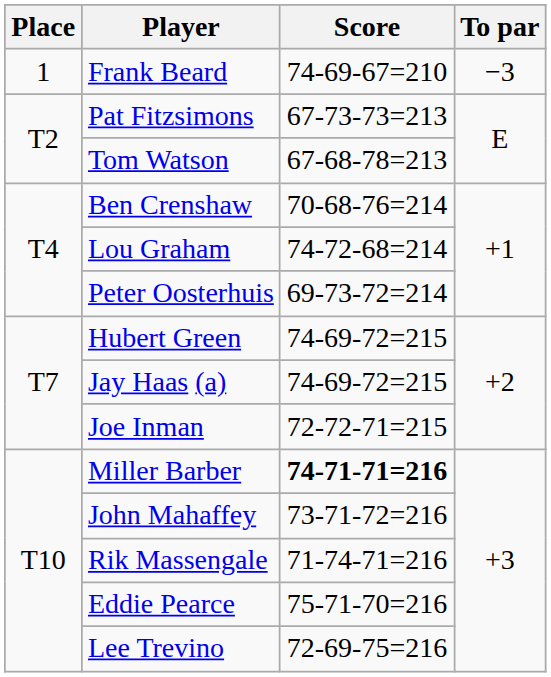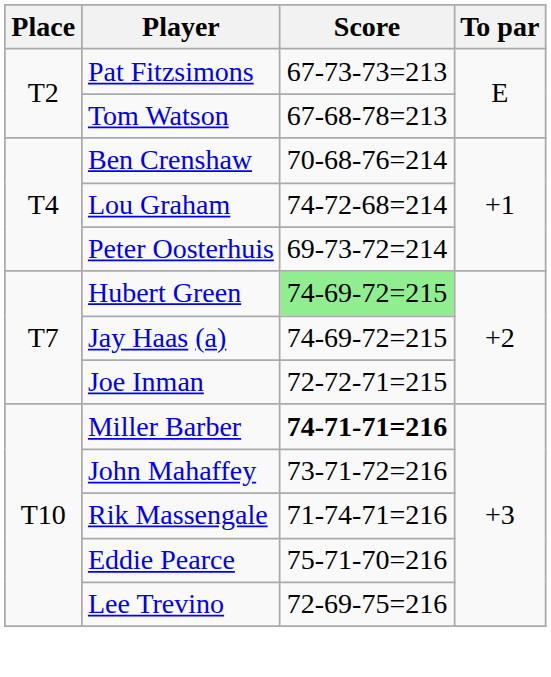- row: (158, 71)
(367, 337) no background -> (367, 293) lightgreen background
